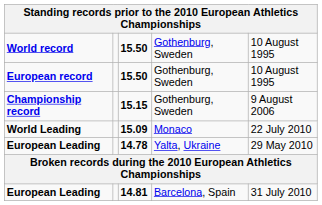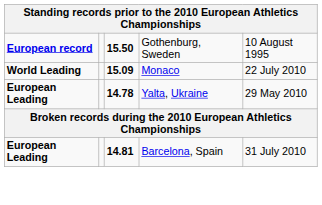- row: (40, 48)
- row: (44, 106)
